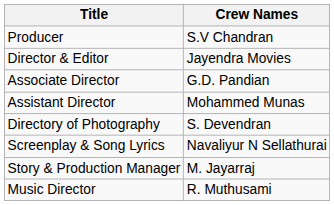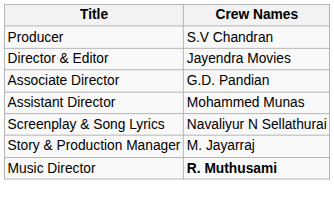- row: (84, 124)
(229, 189) normal -> (232, 168) bold
